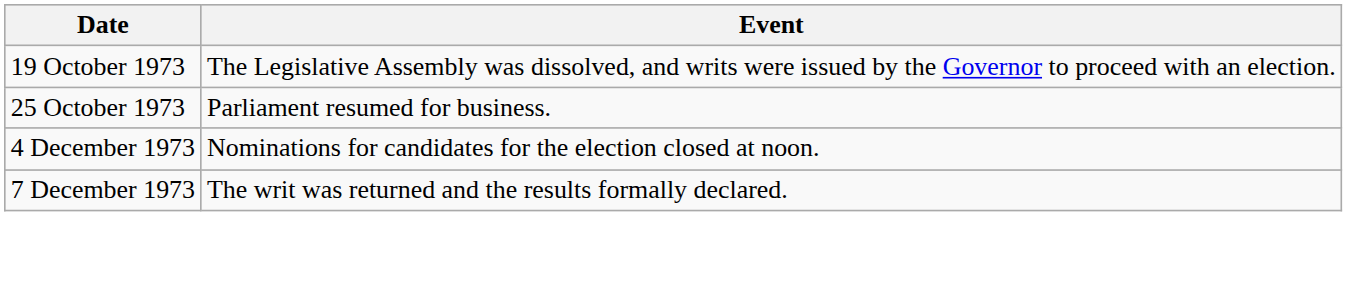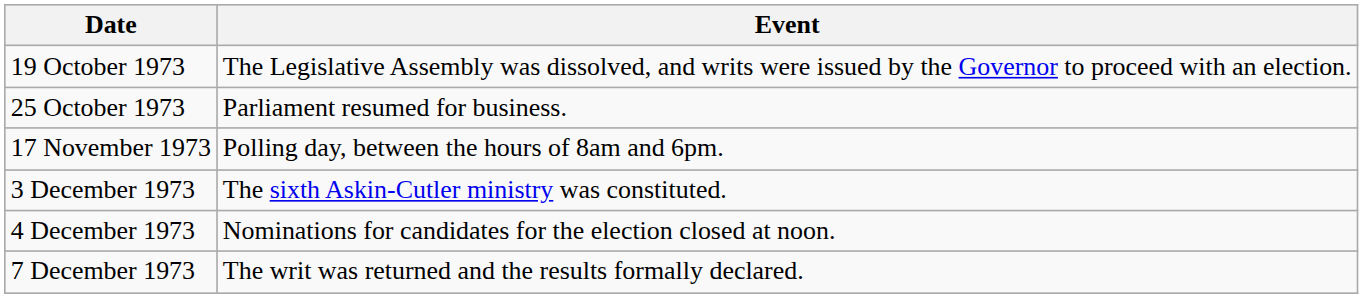+ row: (111, 148)
+ row: (103, 189)
